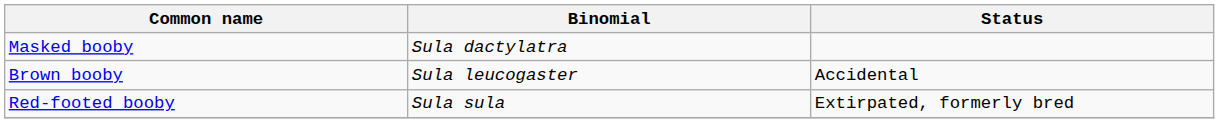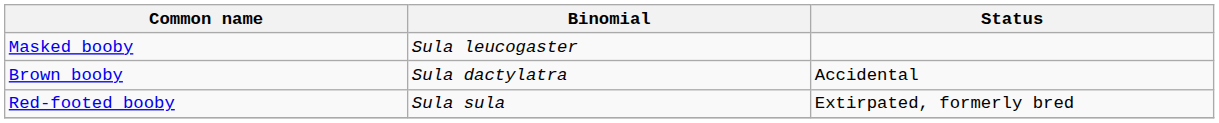(490, 47) Sula dactylatra -> (495, 47) Sula leucogaster
(495, 75) Sula leucogaster -> (490, 75) Sula dactylatra
